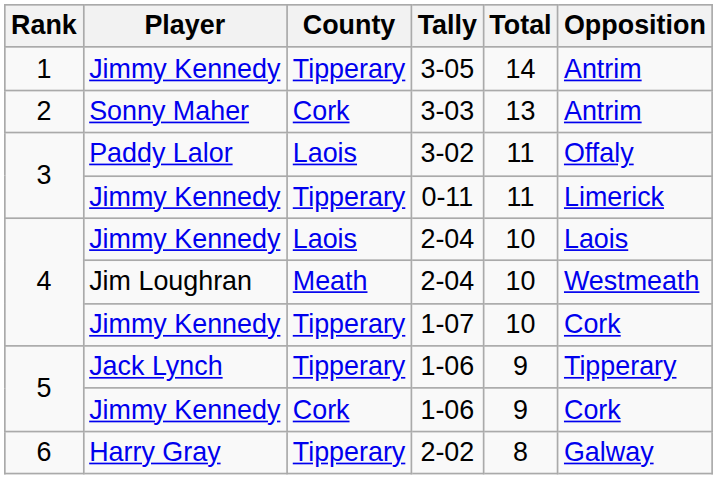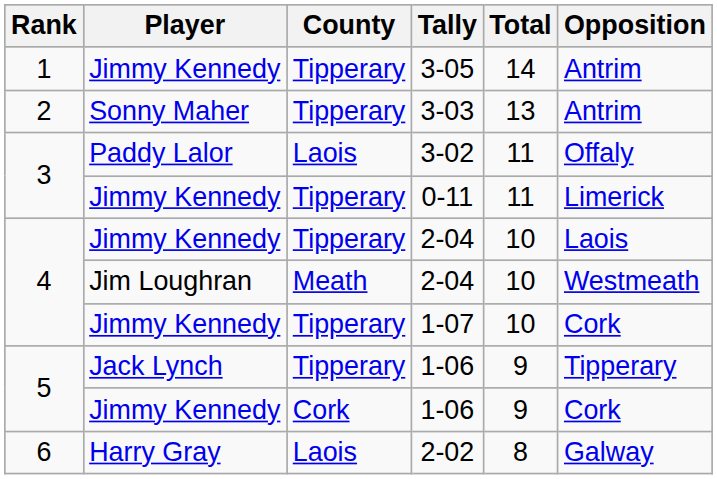(321, 111) Cork -> (349, 111) Tipperary
(325, 238) Laois -> (349, 238) Tipperary
(349, 452) Tipperary -> (325, 452) Laois
